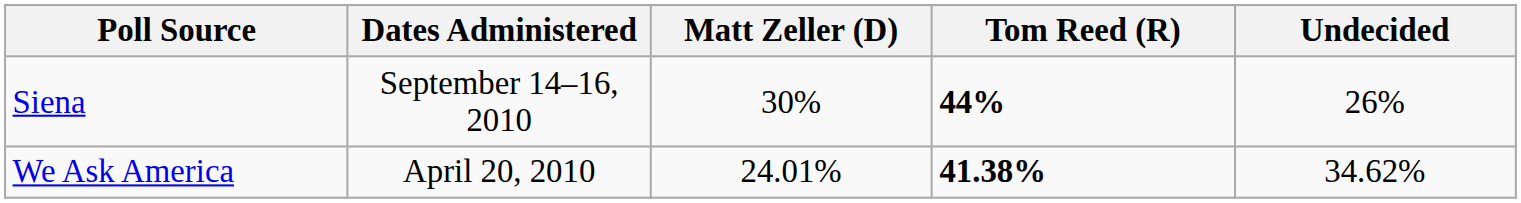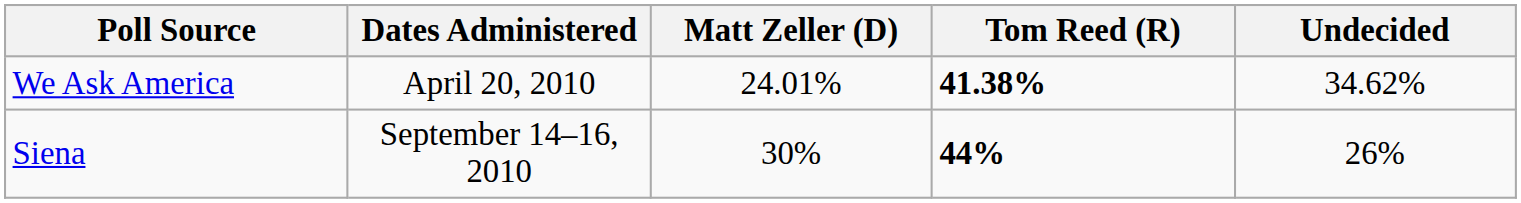rows swapped: (49, 100) <-> (123, 171)
